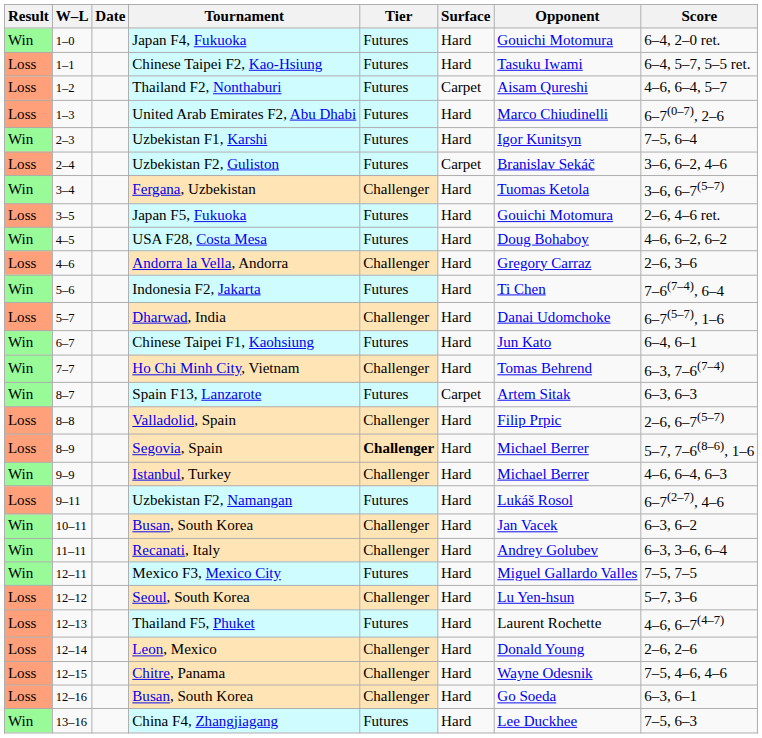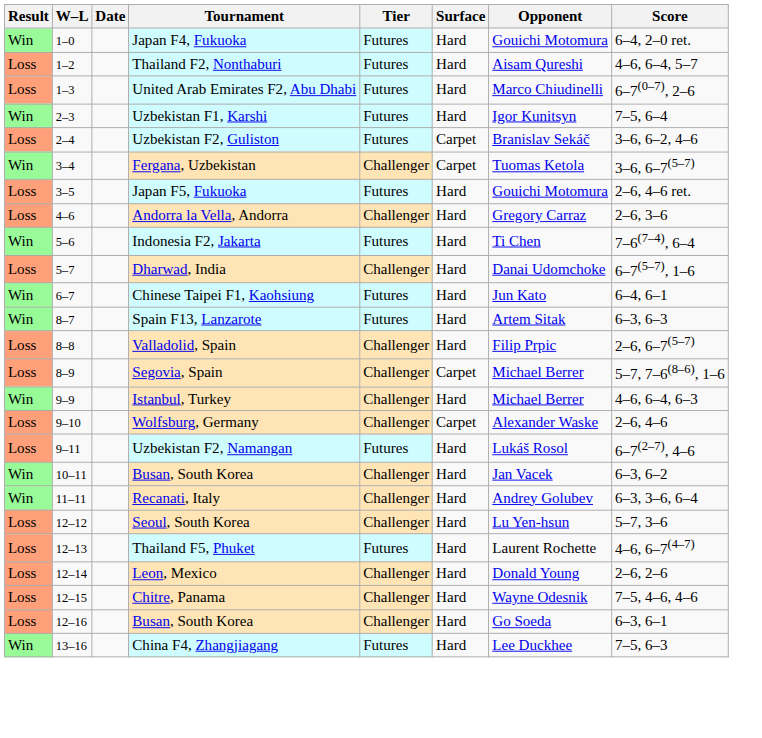- row: (65, 65)
(461, 87) Carpet -> (451, 64) Hard
(456, 189) Hard -> (456, 165) Carpet
- row: (65, 240)
- row: (65, 369)
(461, 394) Carpet -> (451, 318) Hard
(399, 448) bold -> (396, 372) normal
(456, 448) Hard -> (456, 372) Carpet
+ row: (68, 423)
- row: (71, 574)
